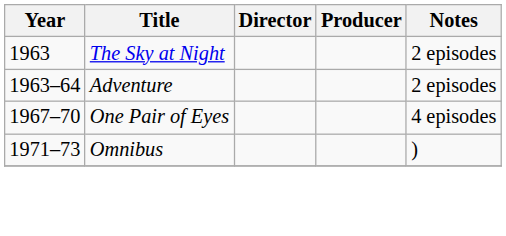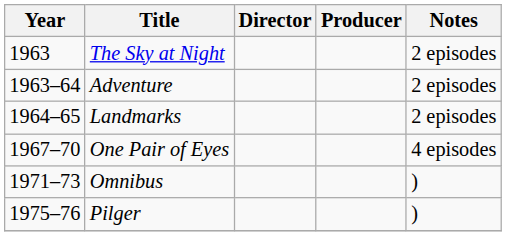+ row: (136, 117)
+ row: (115, 213)
